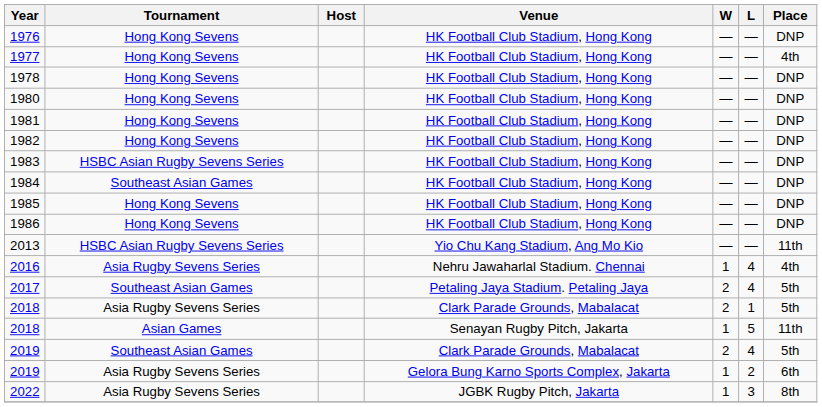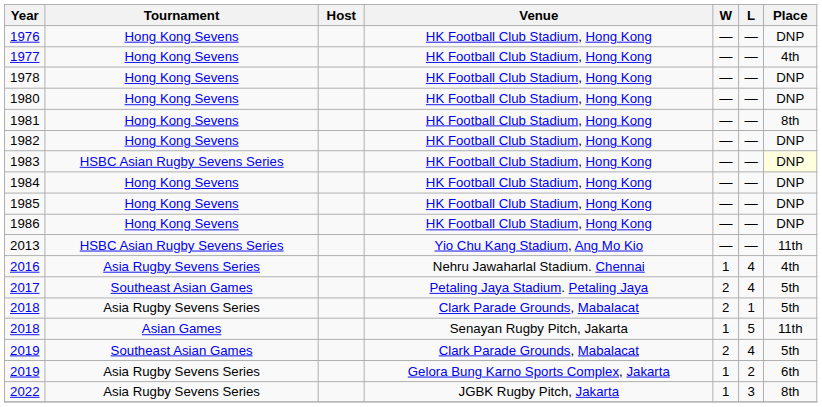(790, 120) DNP -> (790, 120) 8th
(790, 162) no background -> (790, 162) lightyellow background
(182, 183) Southeast Asian Games -> (182, 183) Hong Kong Sevens
